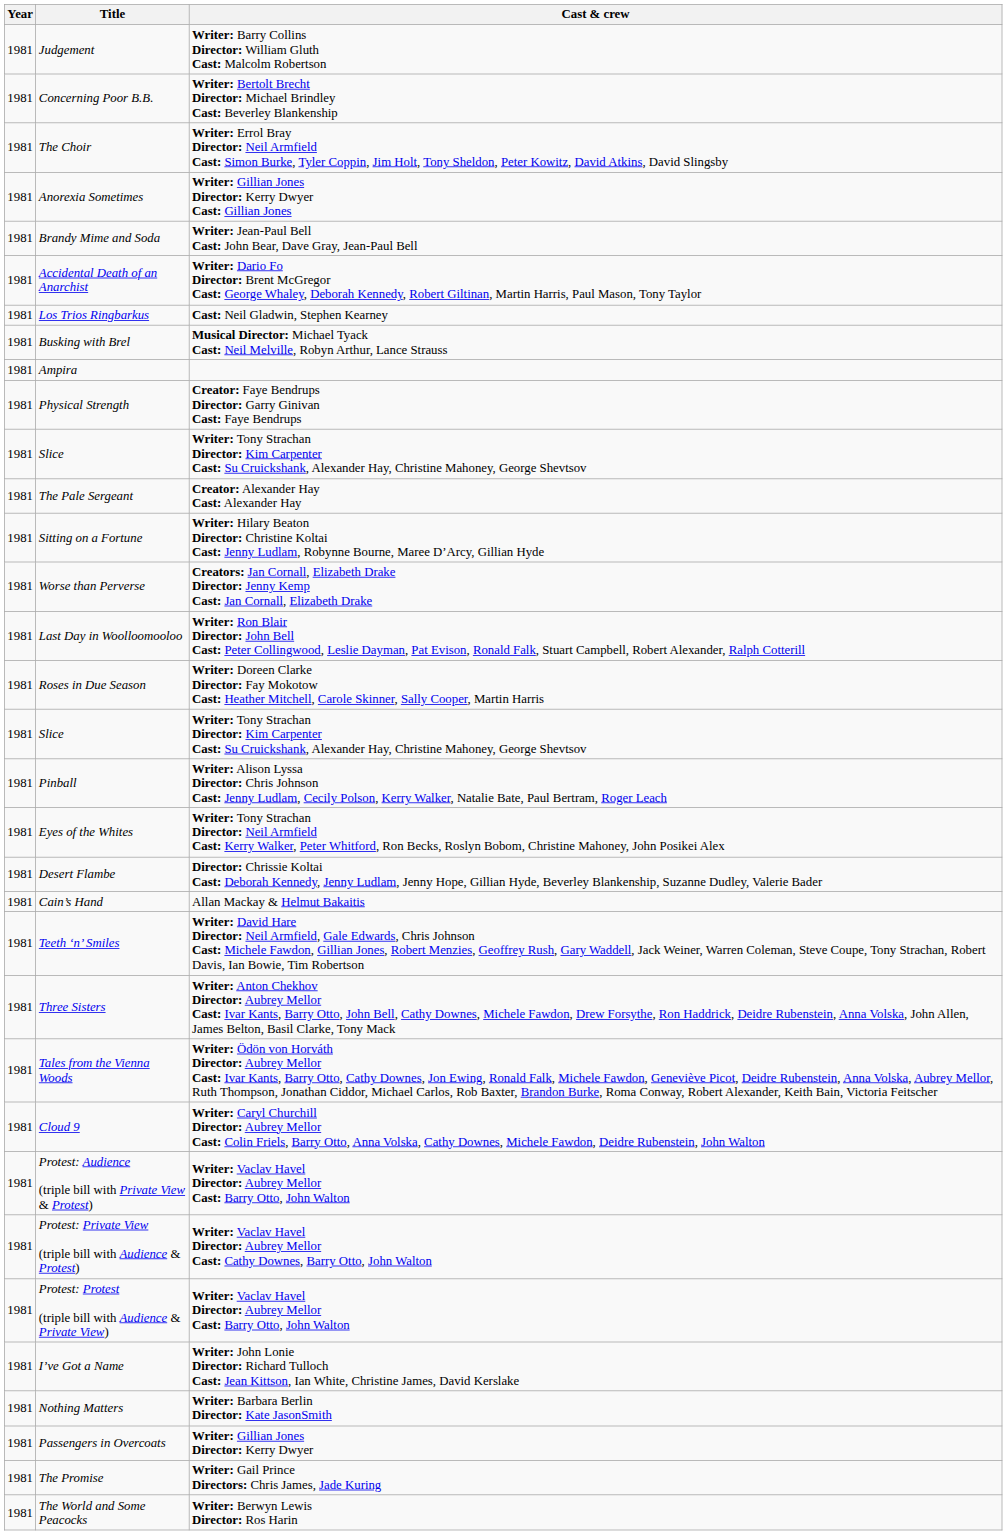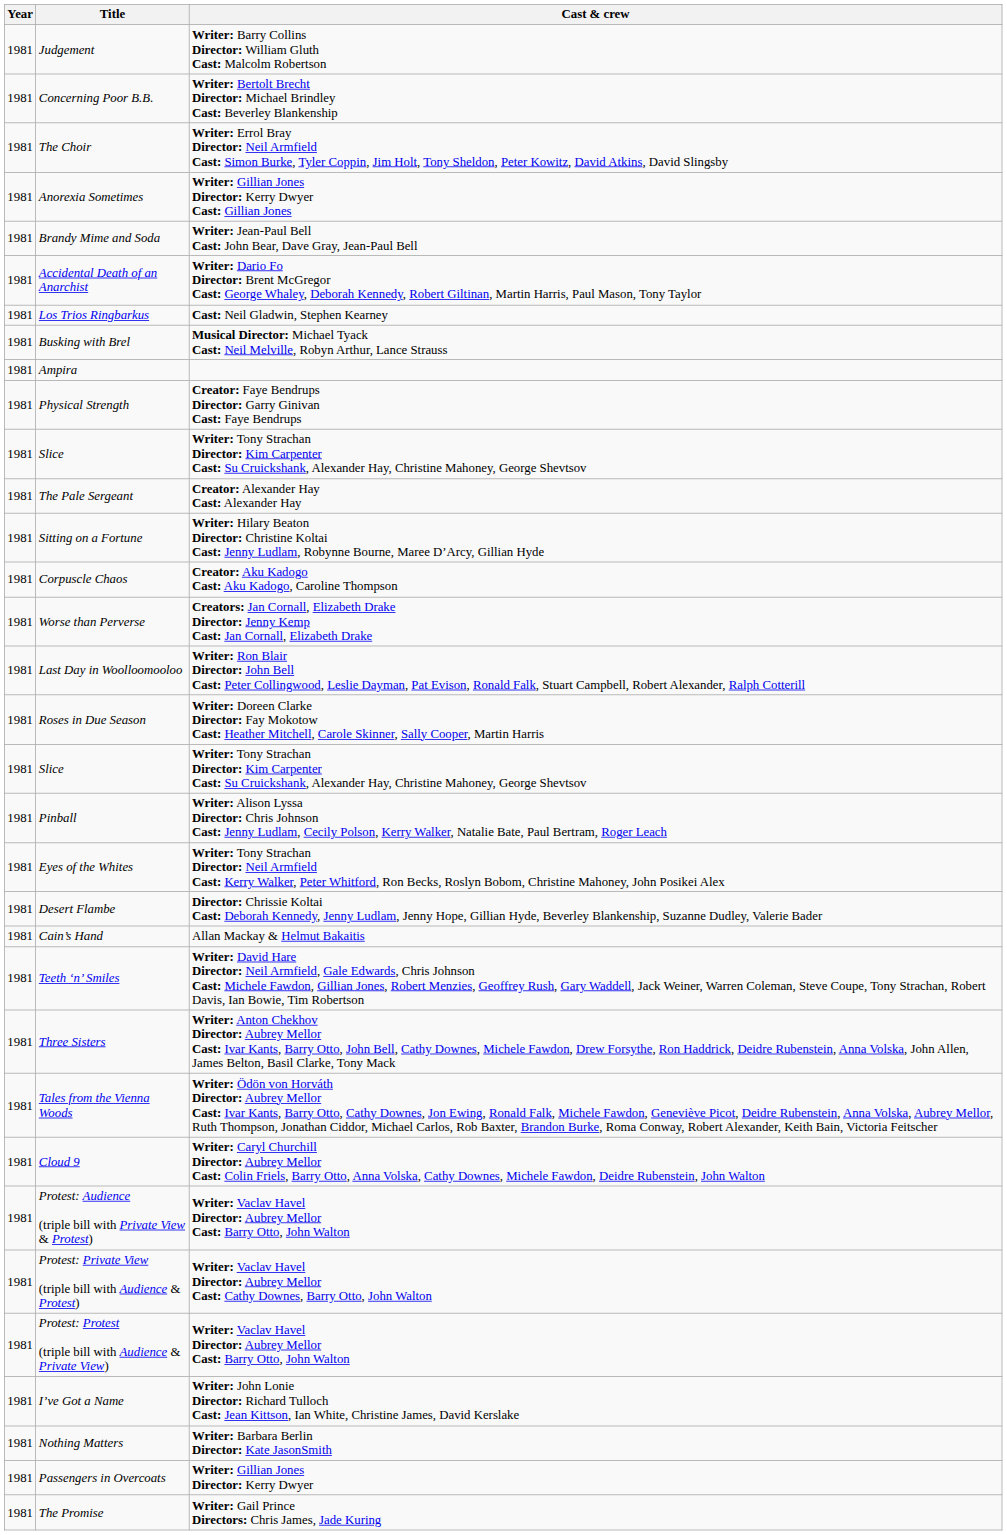+ row: (83, 579)
- row: (92, 1512)
